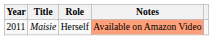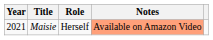(16, 27) 2011 -> (16, 27) 2021
